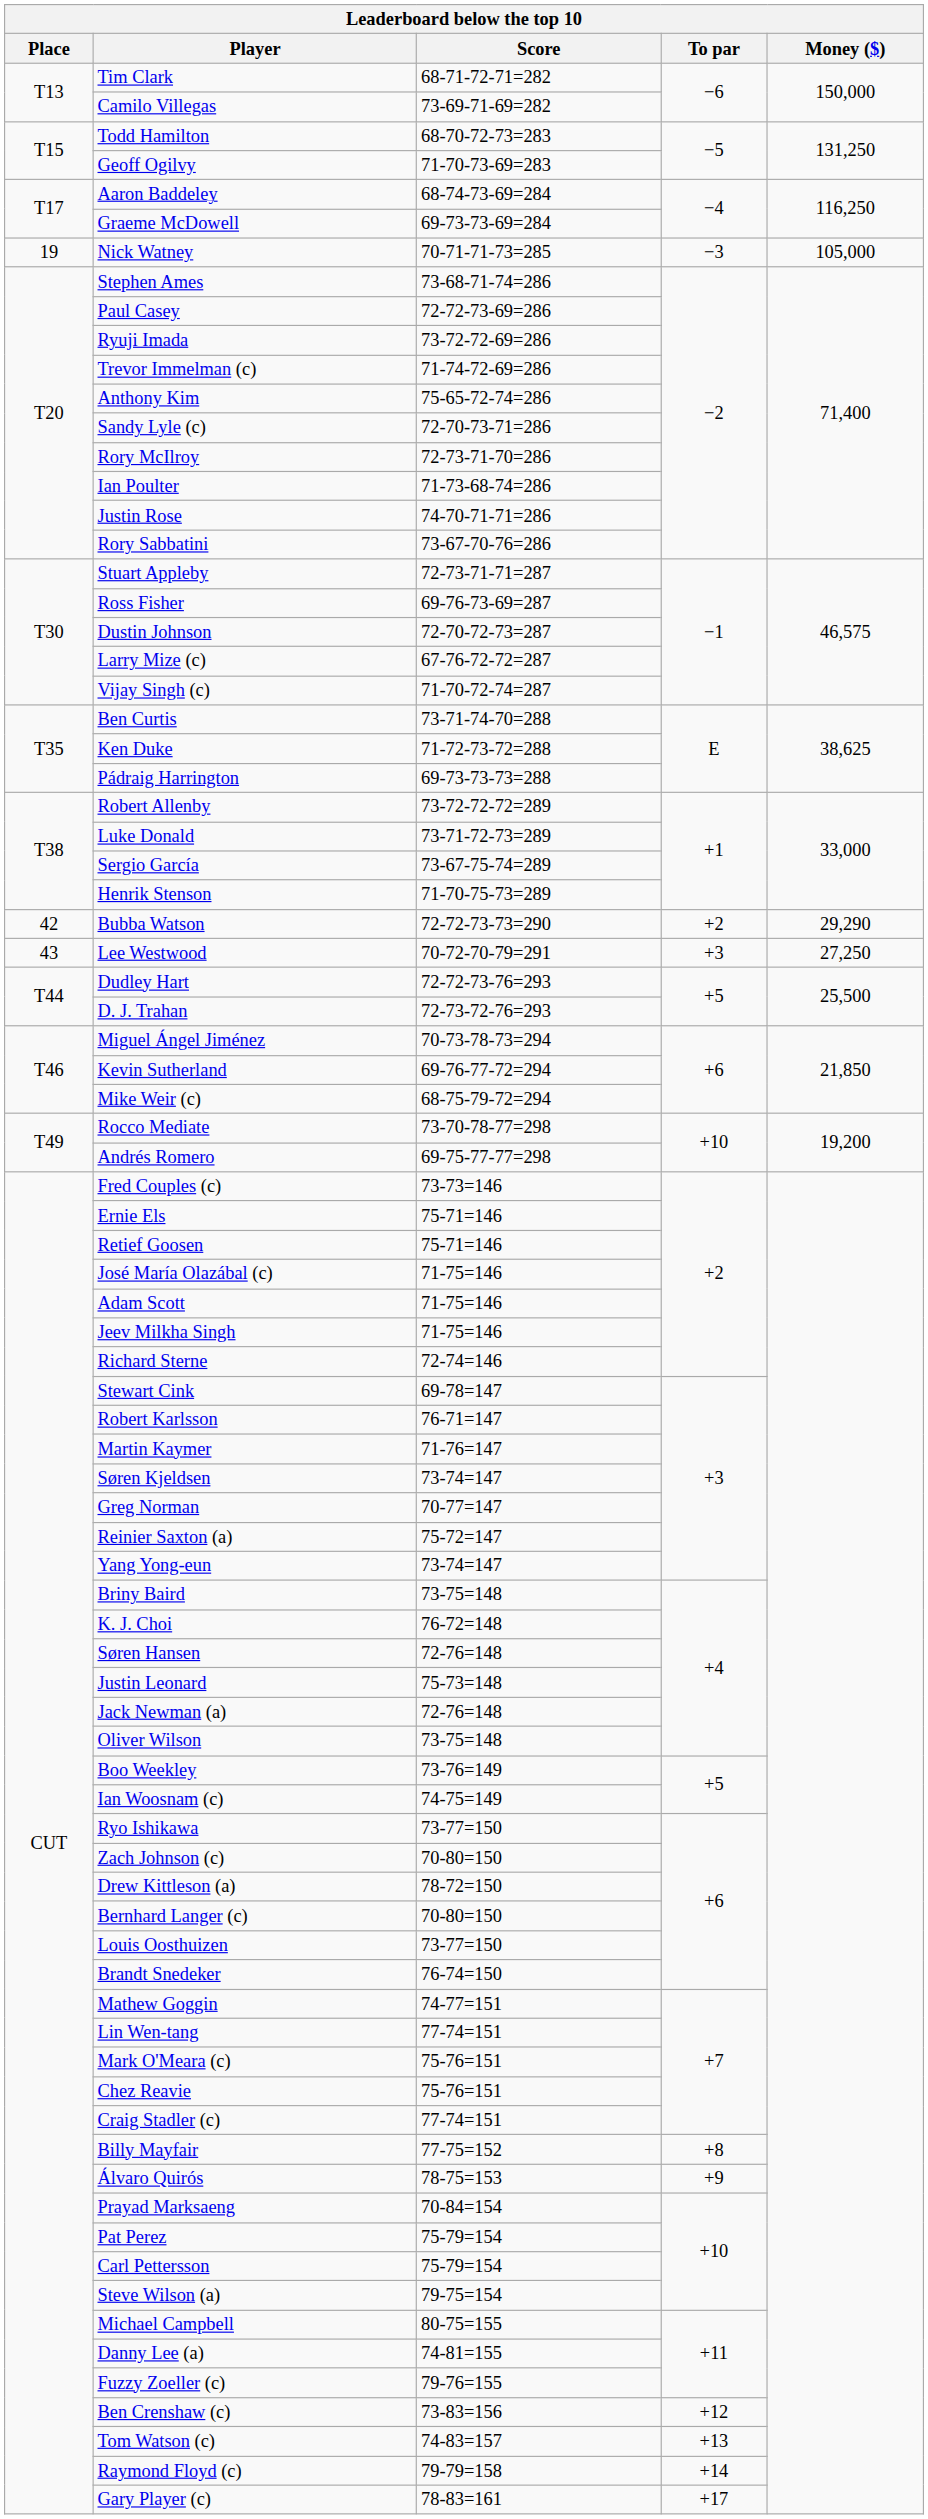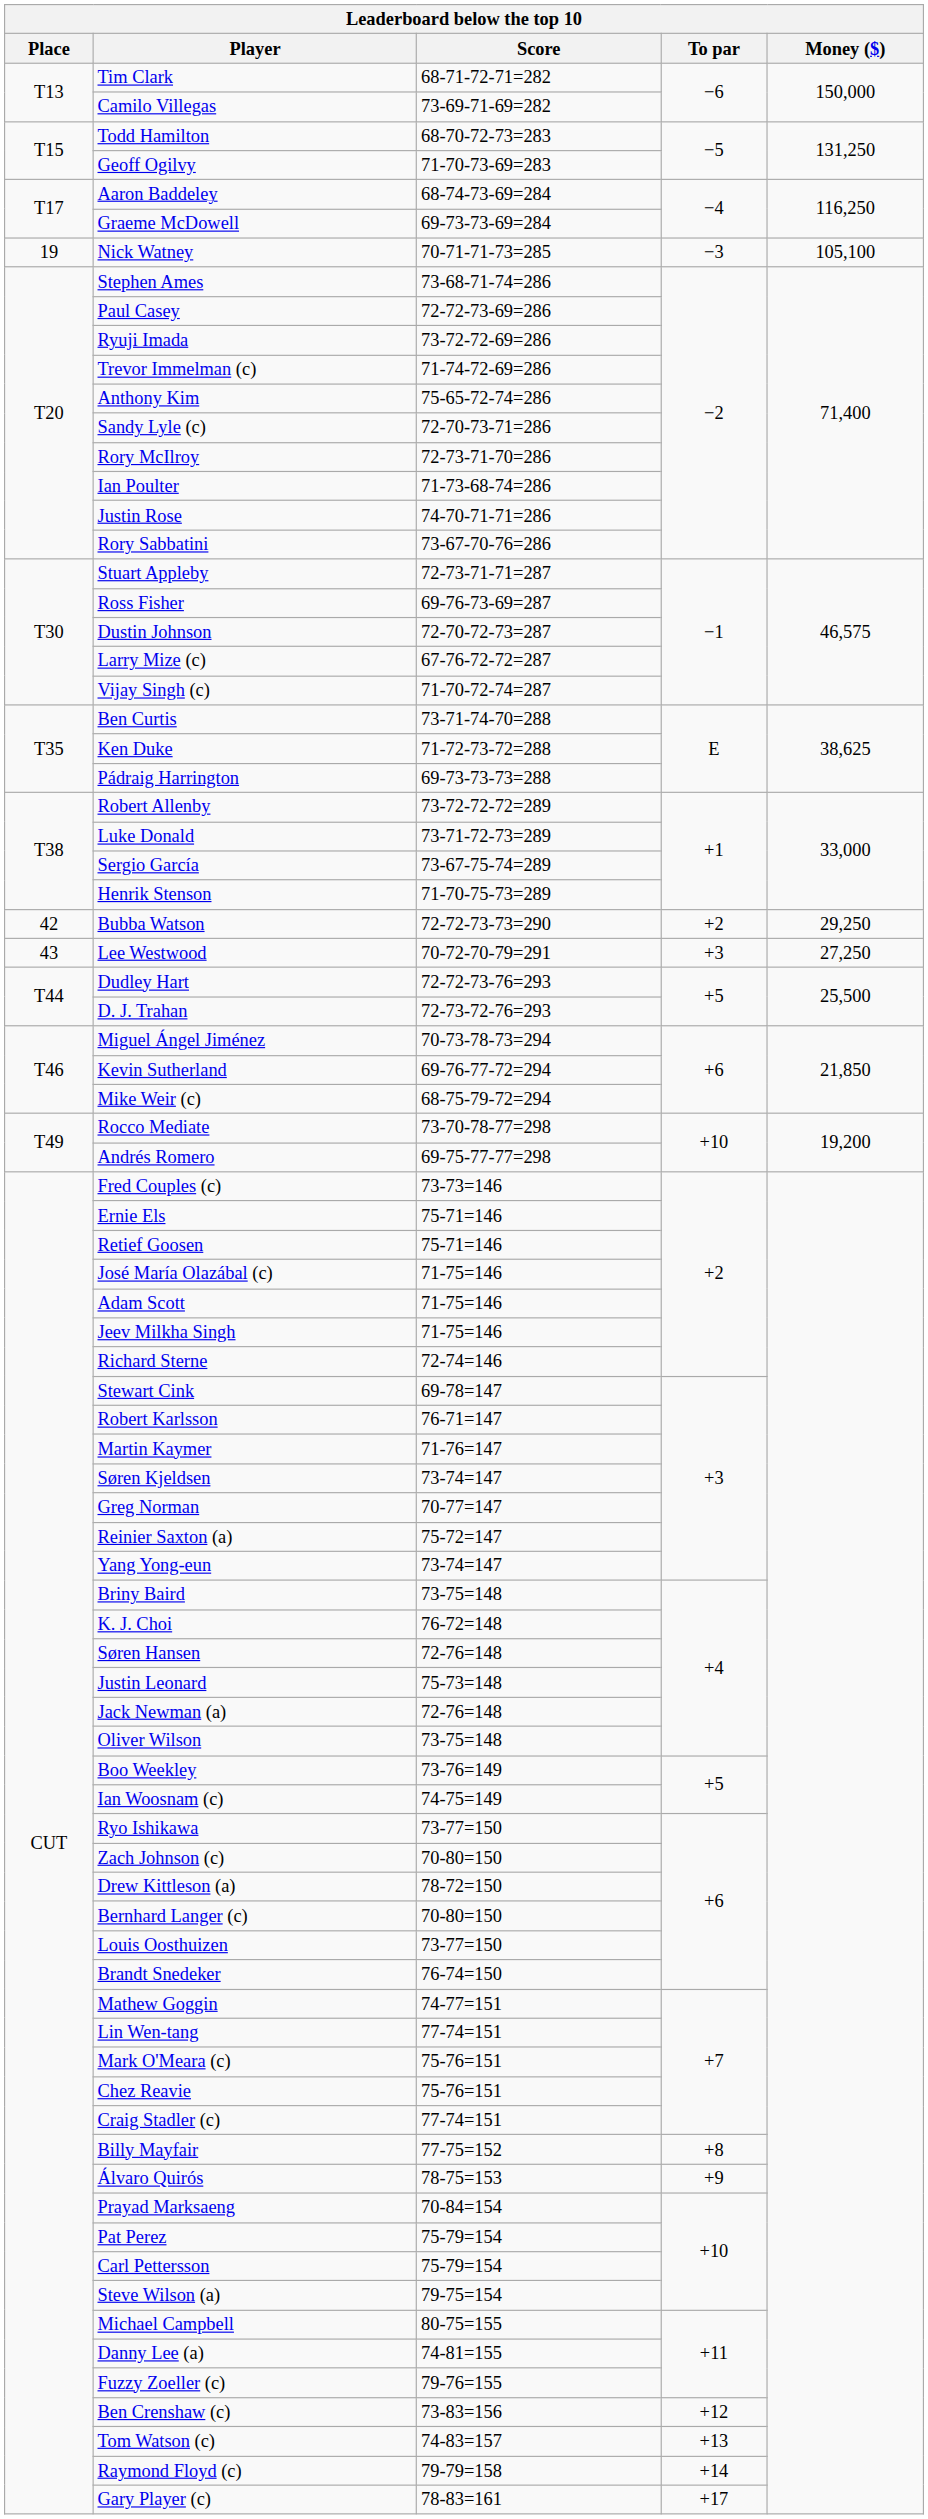(845, 252) 105,000 -> (845, 252) 105,100
(845, 923) 29,290 -> (845, 923) 29,250
